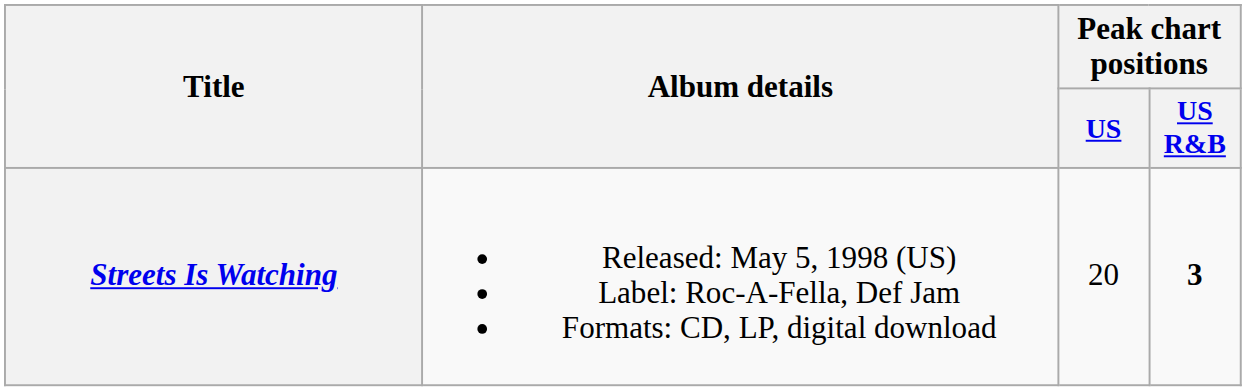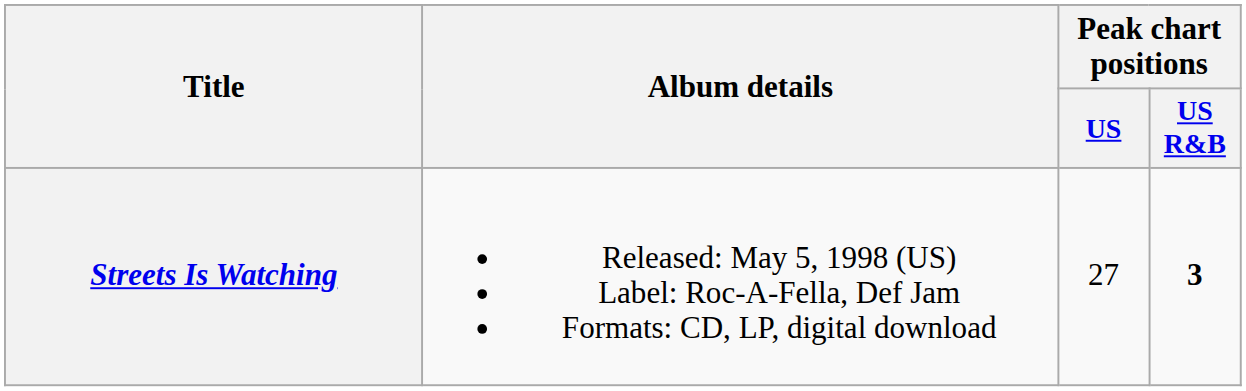(1104, 275) 20 -> (1104, 275) 27
